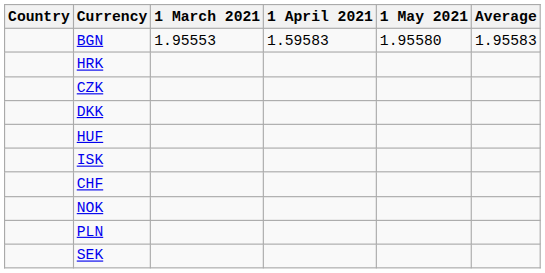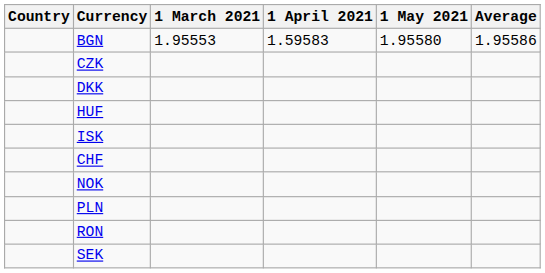(506, 40) 1.95583 -> (506, 40) 1.95586
- row: (90, 64)
+ row: (90, 232)
